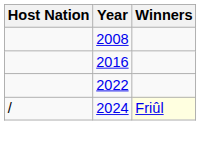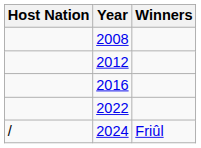+ row: (112, 62)
(149, 108) lightyellow background -> (149, 131) no background
